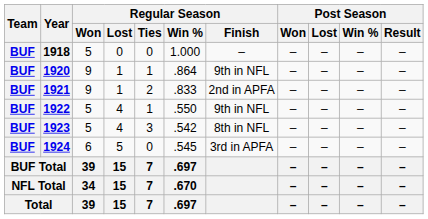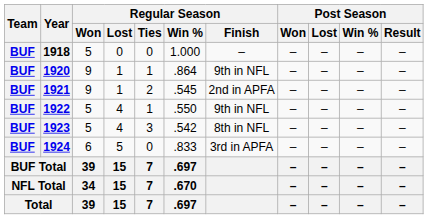(185, 90) .833 -> (185, 90) .545
(185, 147) .545 -> (185, 147) .833
